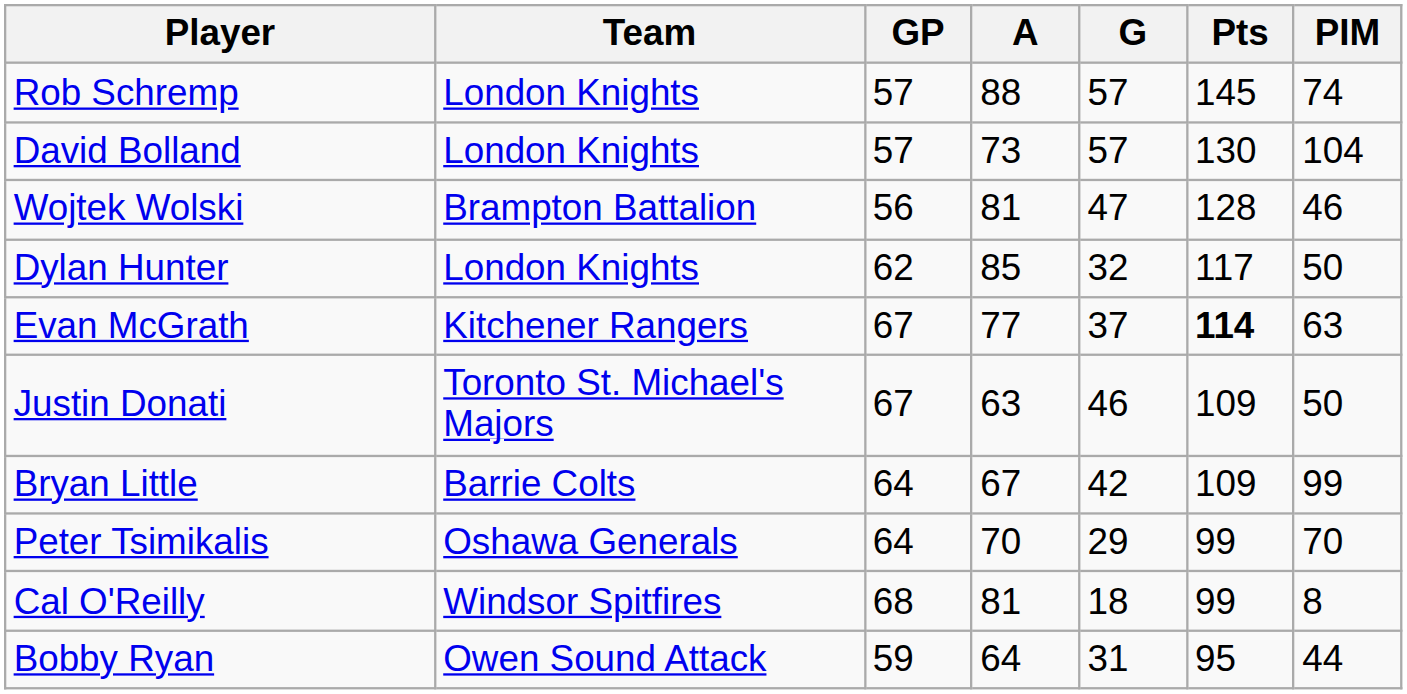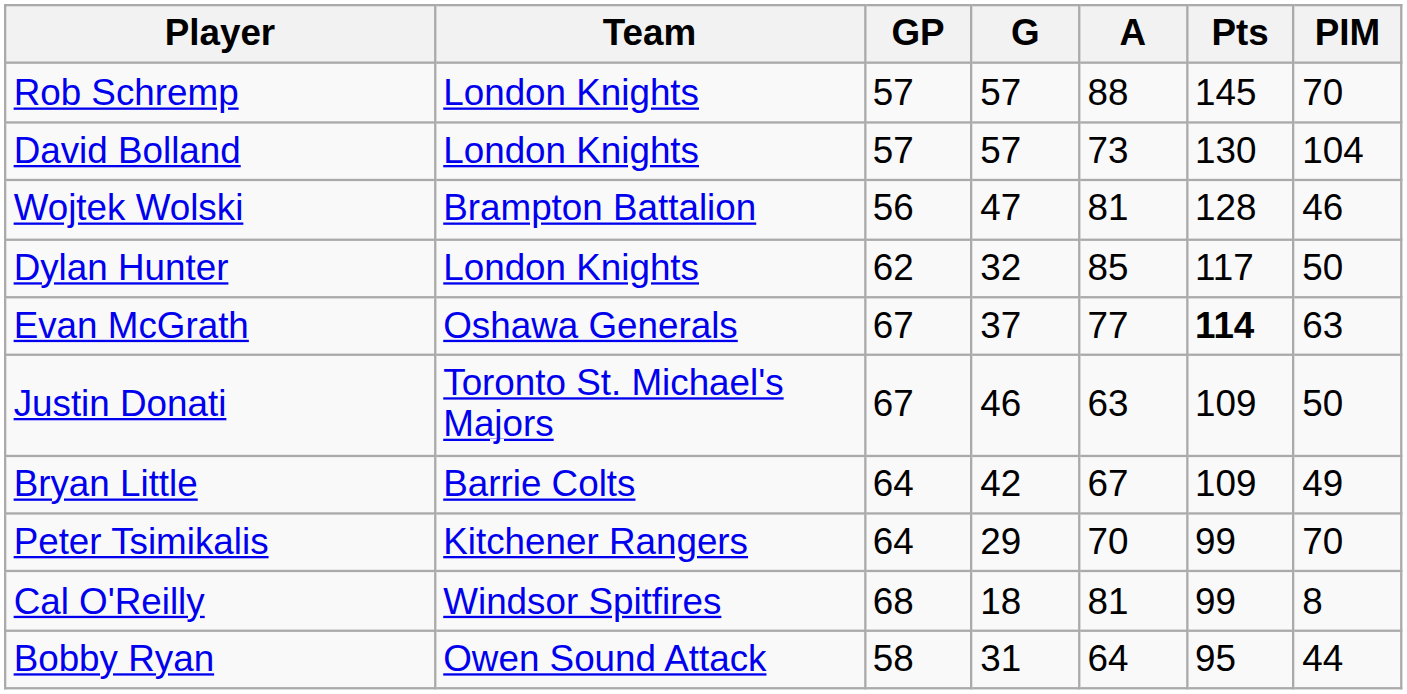columns swapped: (1133, 33) <-> (1025, 33)
(1323, 92) 74 -> (1323, 92) 70
(596, 325) Kitchener Rangers -> (590, 325) Oshawa Generals
(1323, 483) 99 -> (1323, 483) 49
(590, 541) Oshawa Generals -> (596, 541) Kitchener Rangers
(893, 658) 59 -> (893, 658) 58
